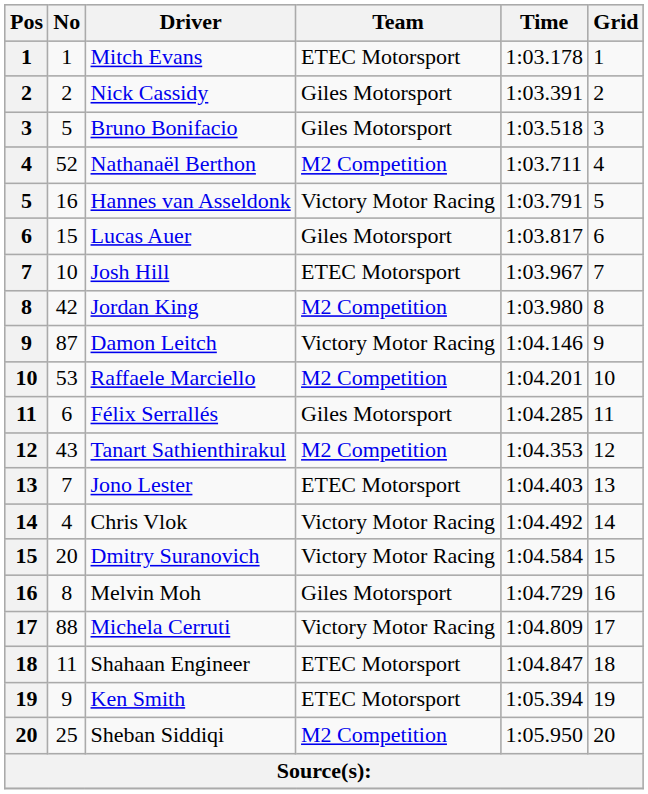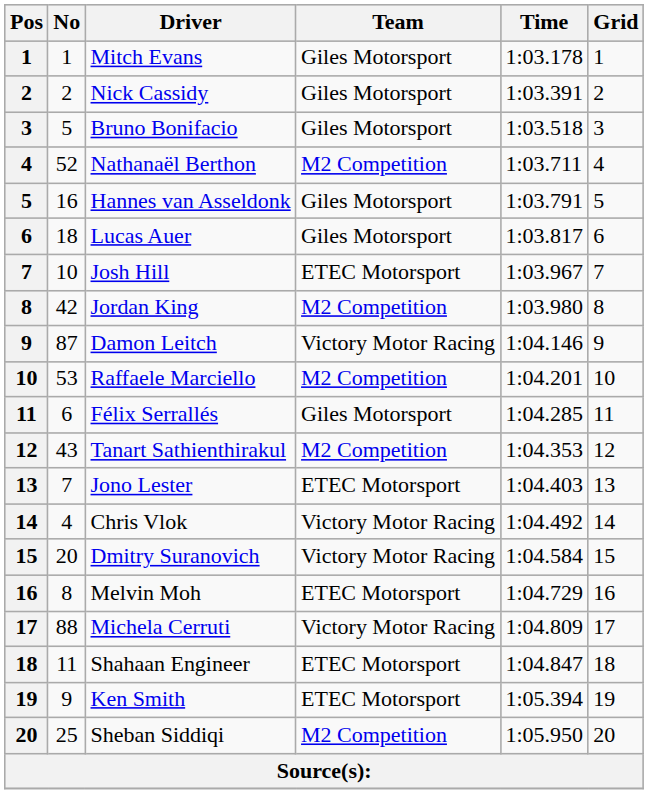(381, 57) ETEC Motorsport -> (376, 57) Giles Motorsport
(398, 200) Victory Motor Racing -> (376, 200) Giles Motorsport
(67, 236) 15 -> (67, 236) 18
(376, 592) Giles Motorsport -> (381, 592) ETEC Motorsport
